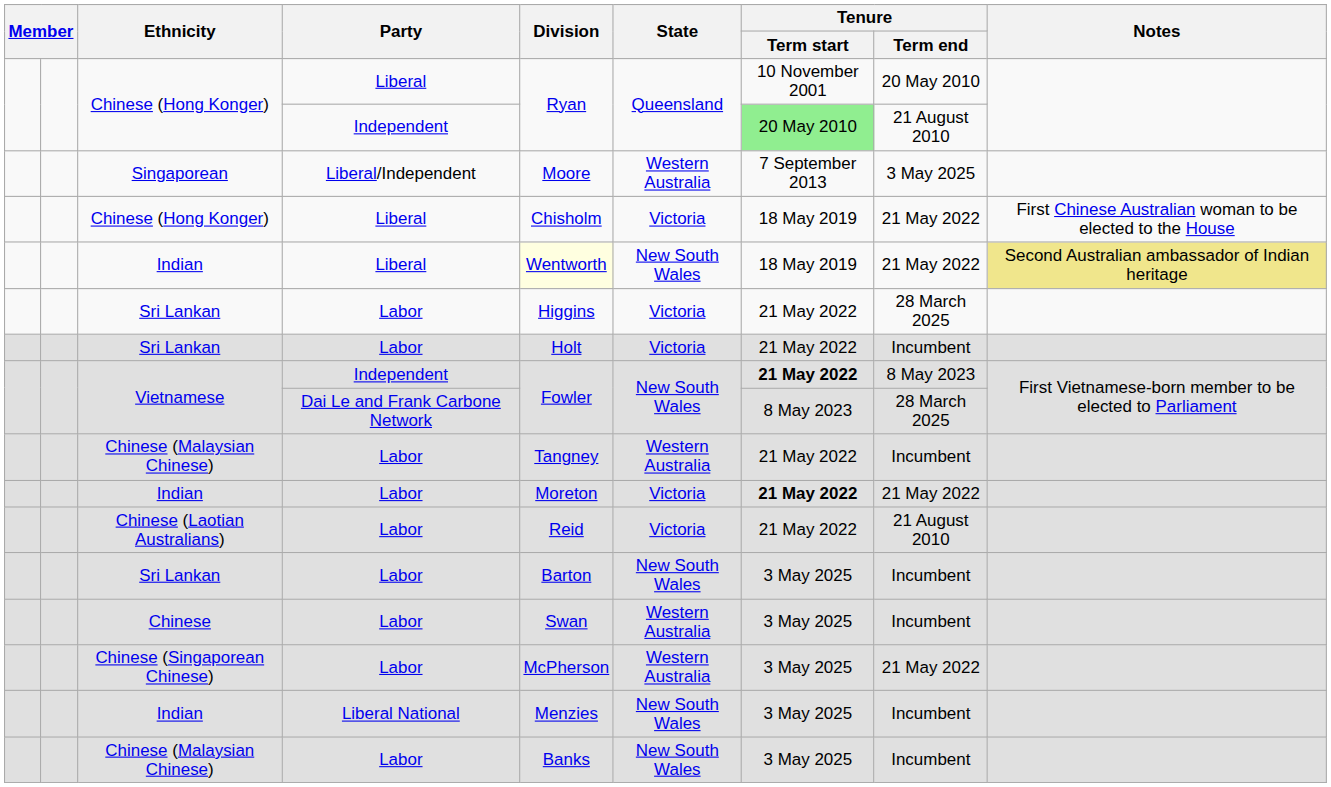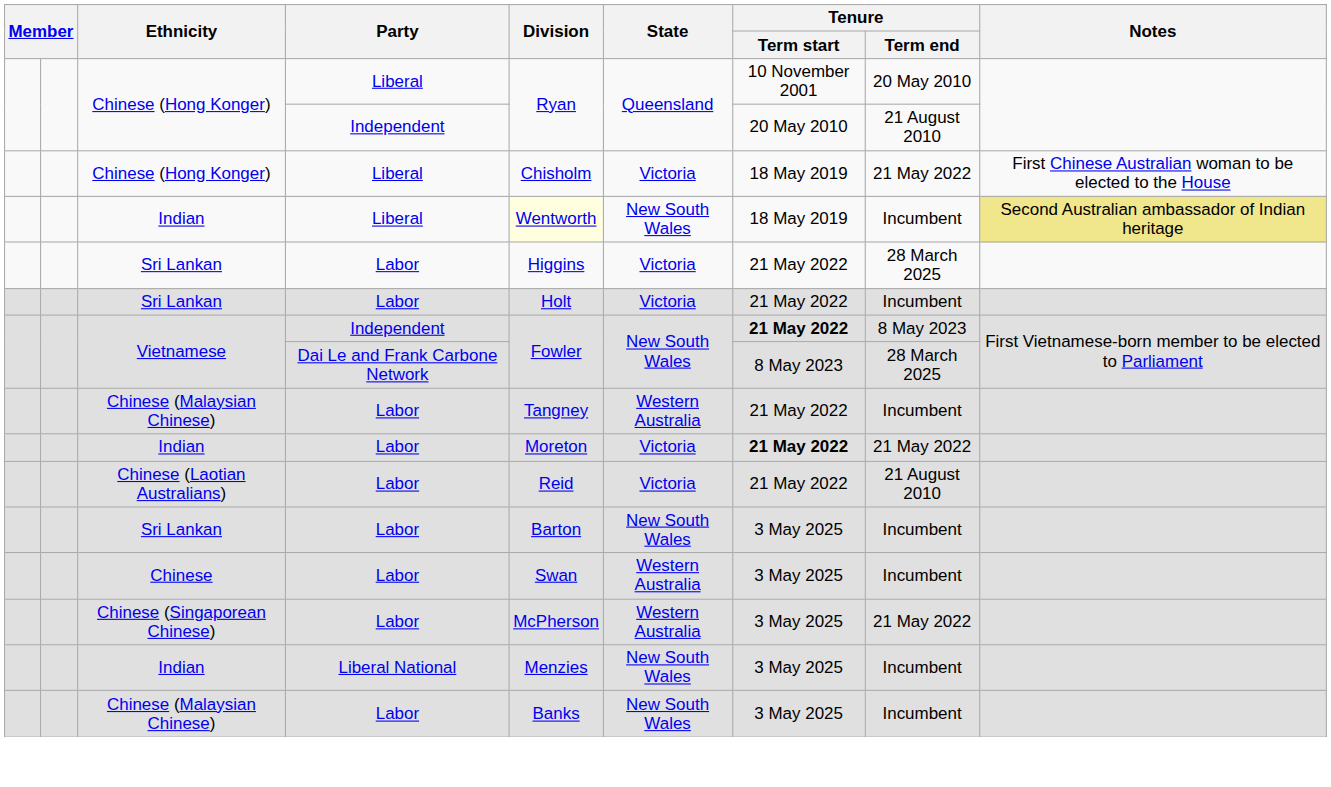(808, 127) lightgreen background -> (799, 127) no background
- row: (180, 173)
(931, 265) 21 May 2022 -> (922, 219) Incumbent
